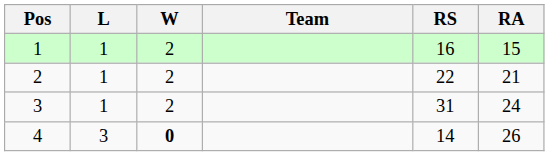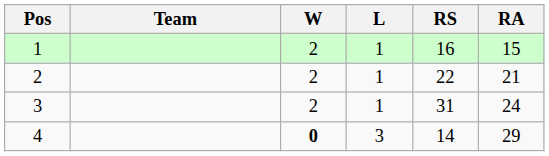columns swapped: (307, 19) <-> (104, 19)
(511, 135) 26 -> (511, 135) 29
